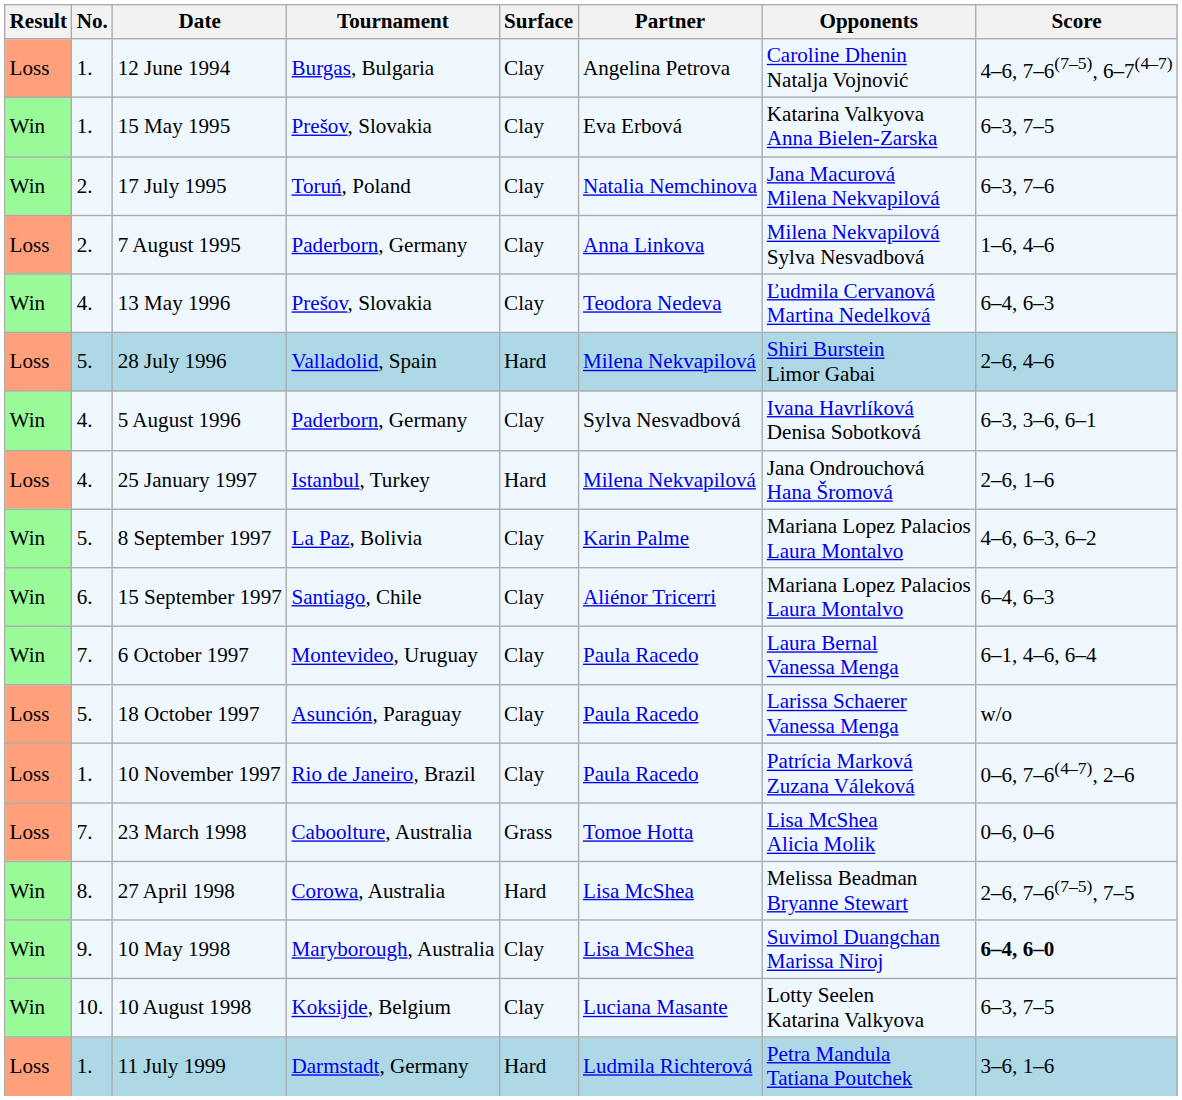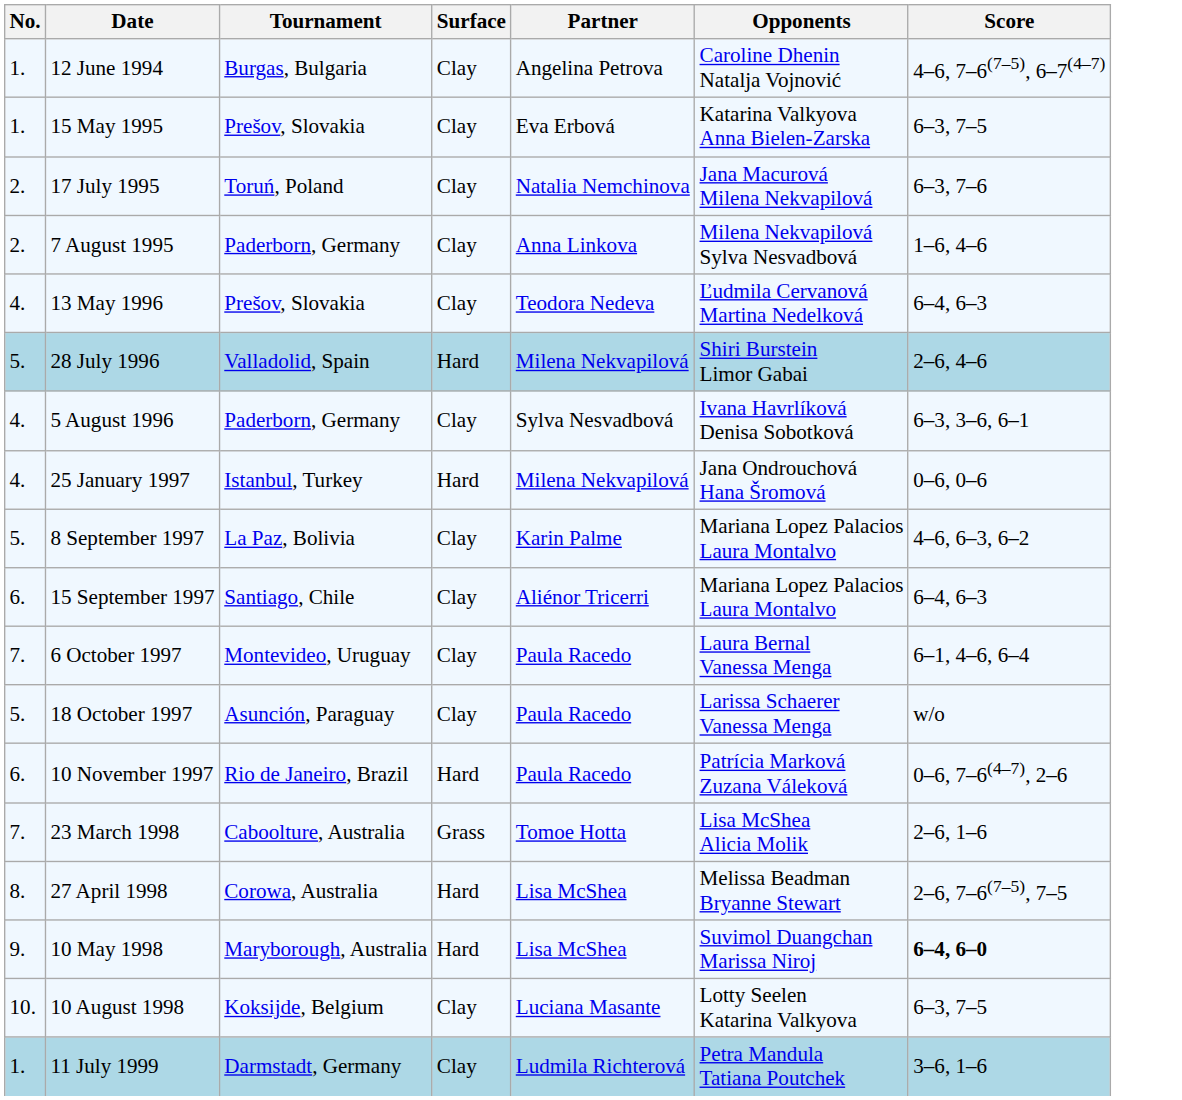- column: (38, 21)
(1017, 478) 2–6, 1–6 -> (950, 478) 0–6, 0–6
(85, 772) 1. -> (17, 772) 6.
(524, 772) Clay -> (458, 772) Hard
(1017, 831) 0–6, 0–6 -> (950, 831) 2–6, 1–6
(524, 948) Clay -> (458, 948) Hard
(525, 1066) Hard -> (457, 1066) Clay
